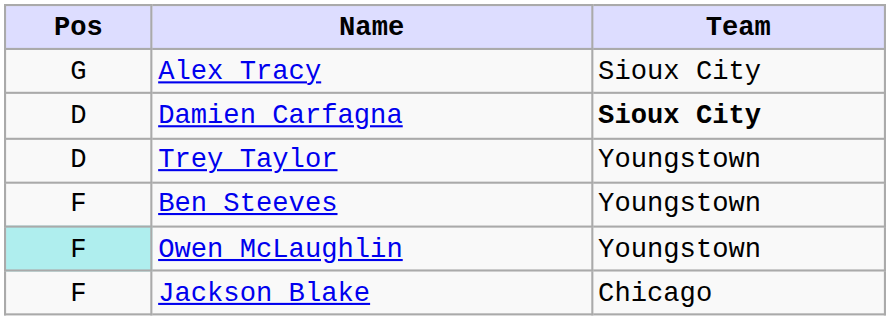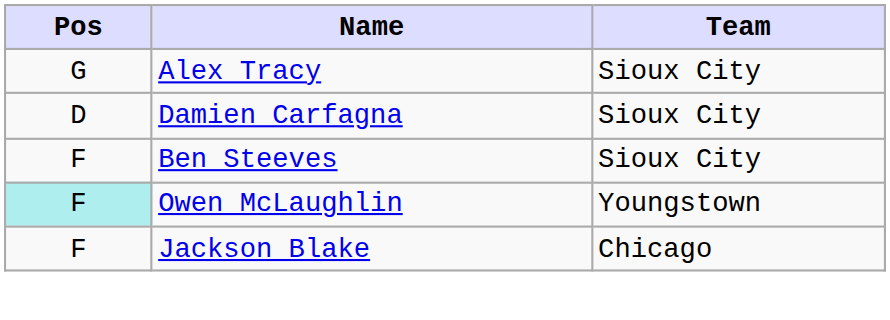(680, 116) bold -> (680, 116) normal
- row: (248, 160)
(680, 204) Youngstown -> (680, 160) Sioux City
